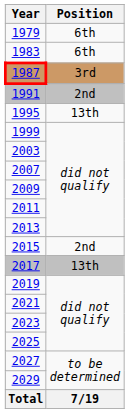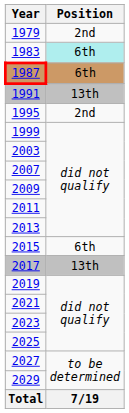(85, 33) 6th -> (85, 33) 2nd
(85, 53) no background -> (85, 53) paleturquoise background
(85, 73) 3rd -> (85, 73) 6th
(85, 93) 2nd -> (85, 93) 13th
(85, 113) 13th -> (85, 113) 2nd
(85, 246) 2nd -> (85, 246) 6th
